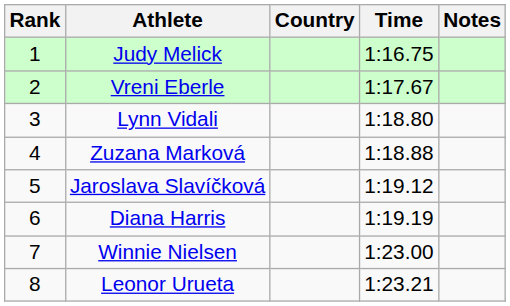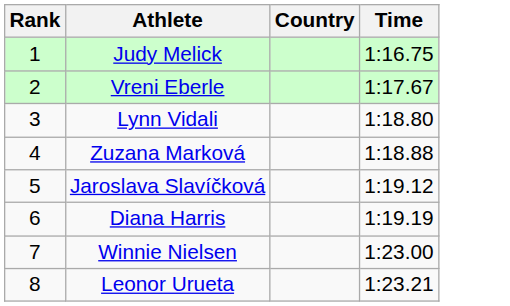- column: (472, 20)
